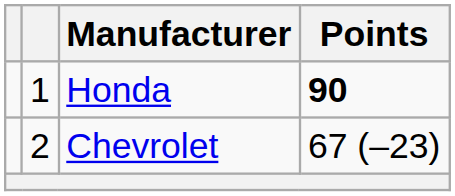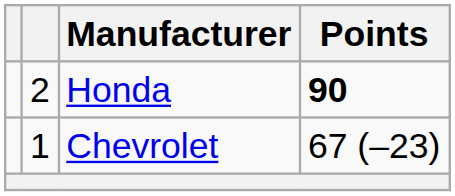(40, 90) 1 -> (40, 90) 2
(40, 146) 2 -> (40, 146) 1
